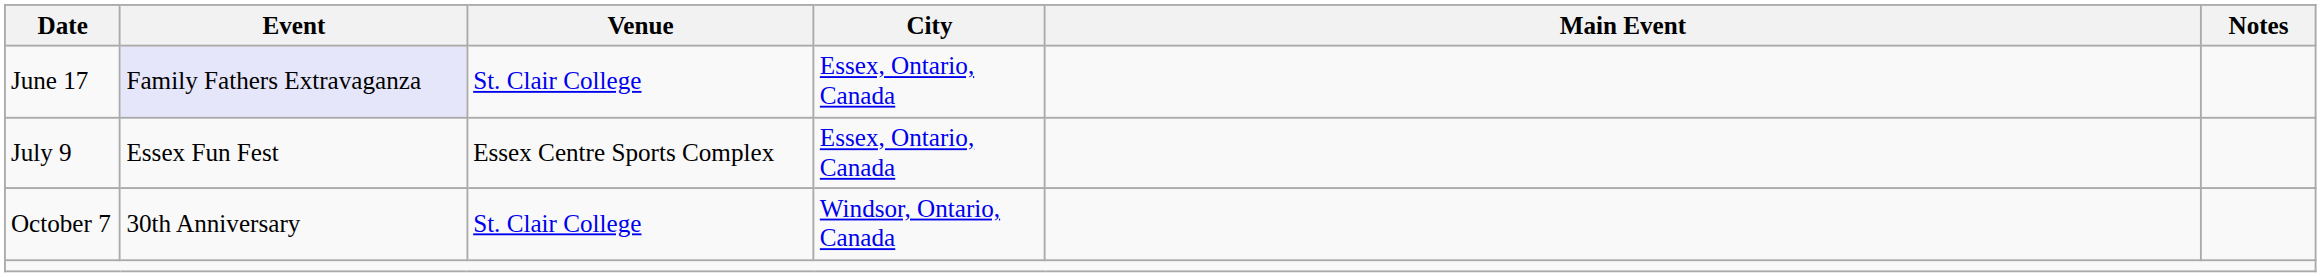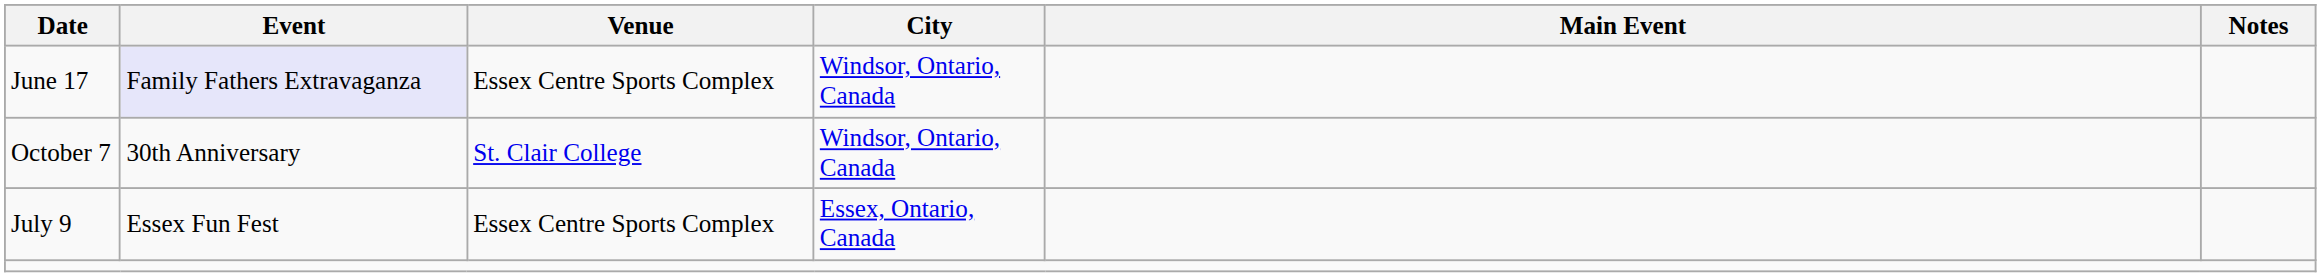(557, 81) St. Clair College -> (624, 81) Essex Centre Sports Complex
(897, 81) Essex, Ontario, Canada -> (910, 81) Windsor, Ontario, Canada
rows swapped: (41, 152) <-> (61, 223)
